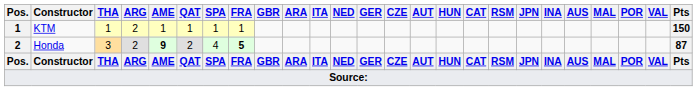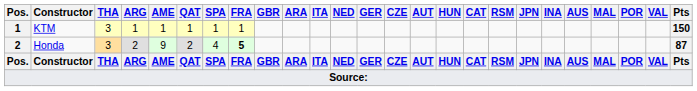(108, 28) 1 -> (108, 28) 3
(135, 28) 2 -> (135, 28) 1
(163, 45) bold -> (163, 45) normal
